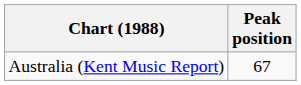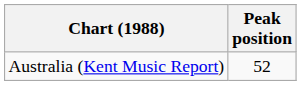(262, 66) 67 -> (262, 66) 52
